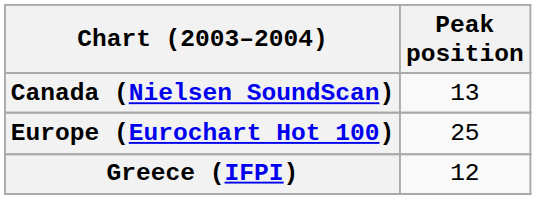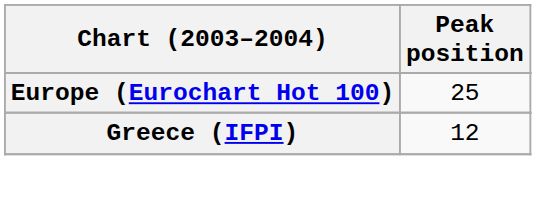- row: (202, 93)
